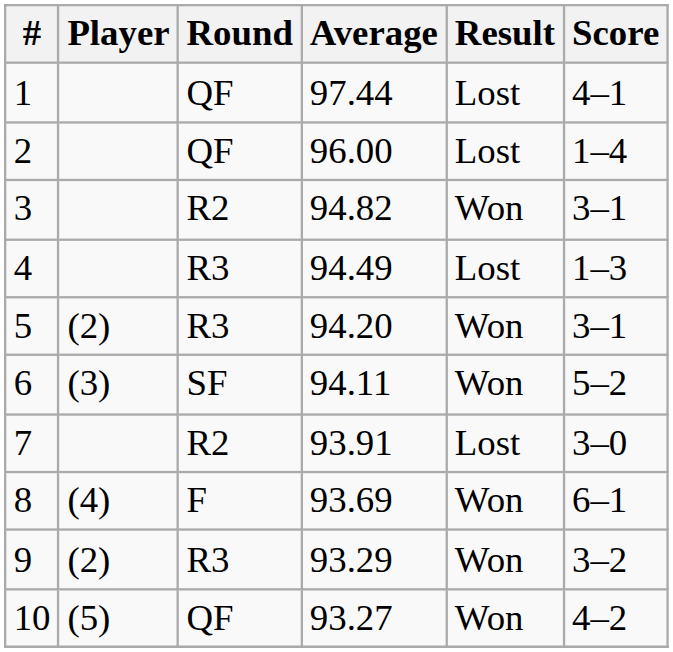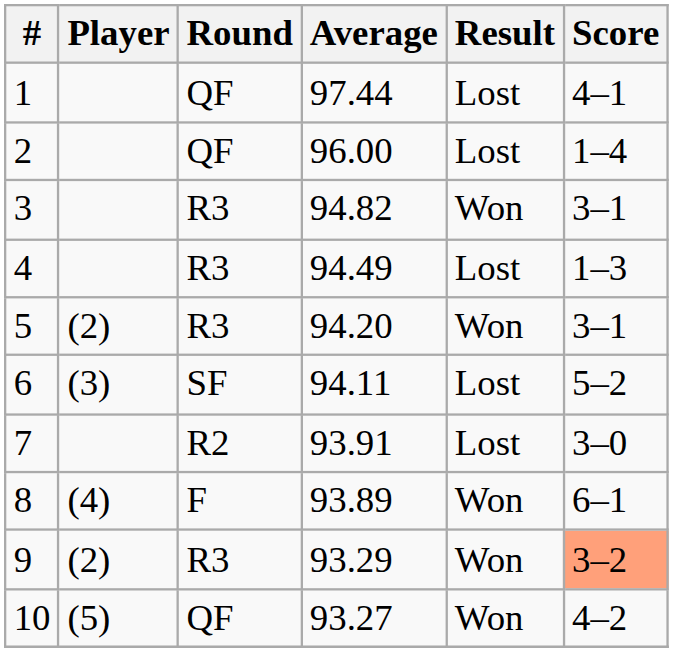(208, 208) R2 -> (208, 208) R3
(489, 383) Won -> (488, 383) Lost
(351, 500) 93.69 -> (351, 500) 93.89
(600, 558) no background -> (600, 558) lightsalmon background
